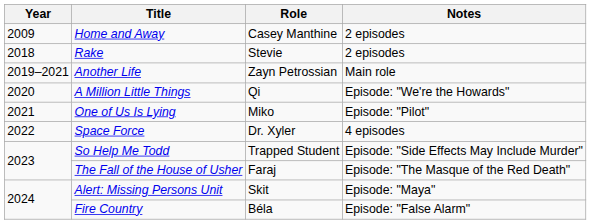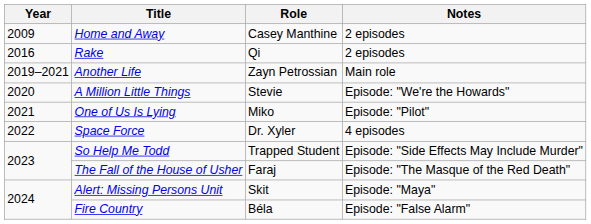(21, 53) 2018 -> (21, 53) 2016
(265, 53) Stevie -> (254, 53) Qi
(254, 92) Qi -> (265, 92) Stevie
